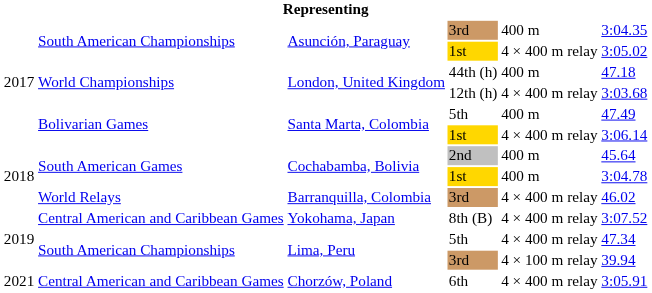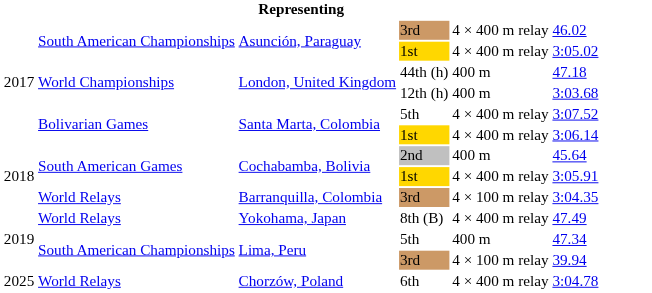(520, 30) 400 m -> (500, 30) 4 × 400 m relay
(624, 30) 3:04.35 -> (570, 30) 46.02
(549, 93) 4 × 400 m relay -> (471, 93) 400 m
(520, 113) 400 m -> (500, 113) 4 × 400 m relay
(618, 113) 47.49 -> (575, 113) 3:07.52
(520, 176) 400 m -> (500, 176) 4 × 400 m relay
(624, 176) 3:04.78 -> (575, 176) 3:05.91
(549, 197) 4 × 400 m relay -> (500, 197) 4 × 100 m relay
(618, 197) 46.02 -> (575, 197) 3:04.35
(161, 218) Central American and Caribbean Games -> (79, 218) World Relays
(624, 218) 3:07.52 -> (570, 218) 47.49
(549, 239) 4 × 400 m relay -> (471, 239) 400 m
(19, 281) 2021 -> (19, 281) 2025
(161, 281) Central American and Caribbean Games -> (79, 281) World Relays
(624, 281) 3:05.91 -> (575, 281) 3:04.78
